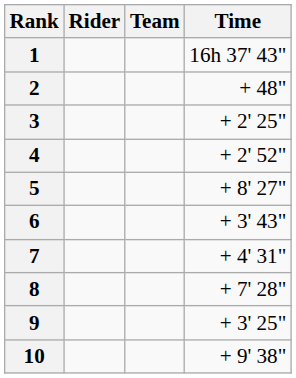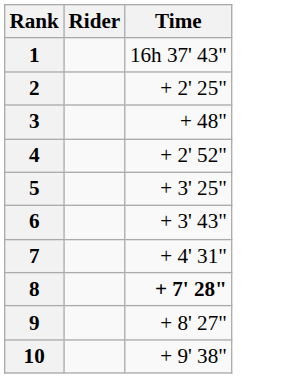- column: (155, 21)
(263, 88) + 48" -> (194, 88) + 2' 25"
(253, 121) + 2' 25" -> (203, 121) + 48"
(253, 188) + 8' 27" -> (194, 188) + 3' 25"
(253, 289) normal -> (191, 289) bold
(253, 322) + 3' 25" -> (194, 322) + 8' 27"
